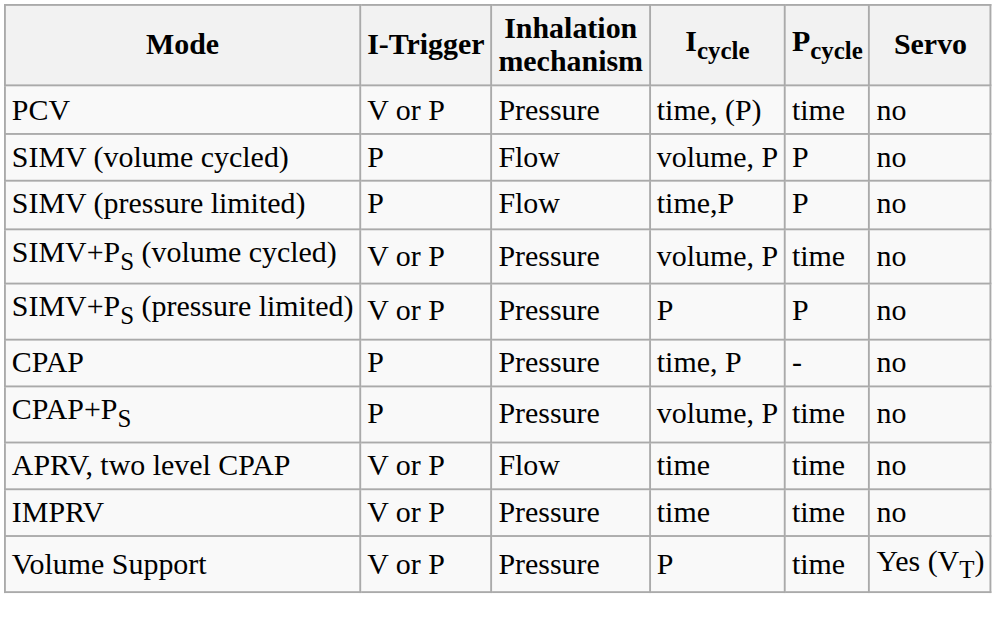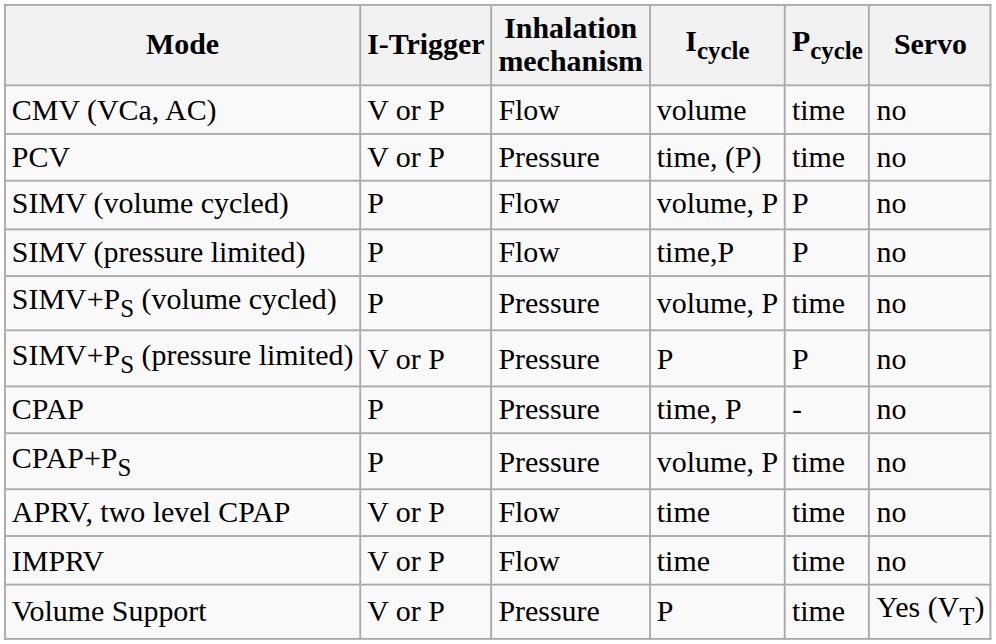+ row: (114, 109)
(406, 255) V or P -> (376, 303) P
(549, 512) Pressure -> (529, 559) Flow
